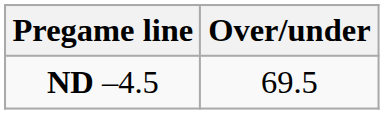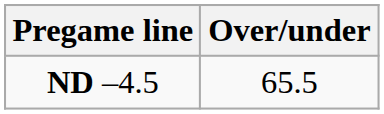(289, 81) 69.5 -> (289, 81) 65.5
